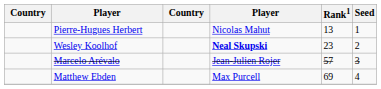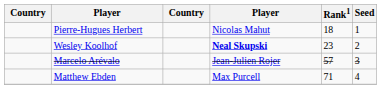(328, 30) 13 -> (328, 30) 18
(328, 76) 69 -> (328, 76) 71
